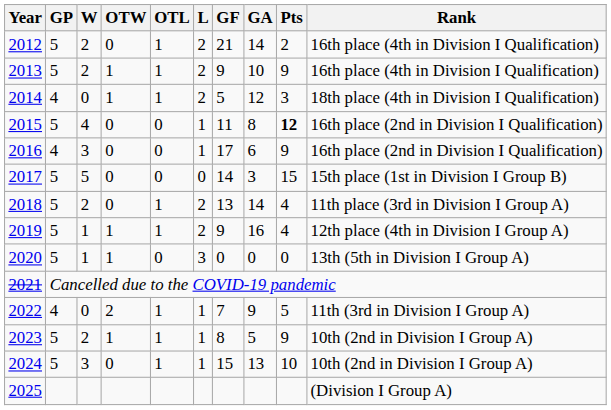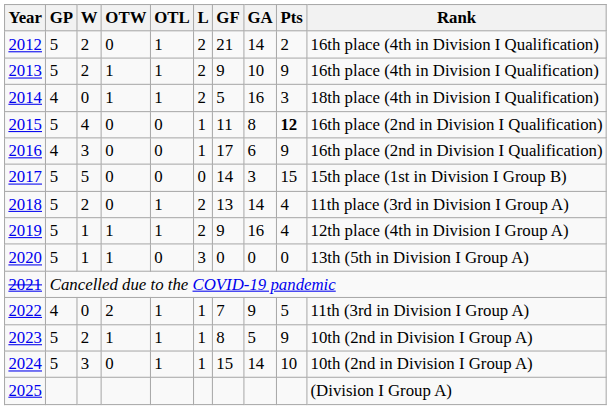(256, 97) 12 -> (256, 97) 16
(256, 364) 13 -> (256, 364) 14
